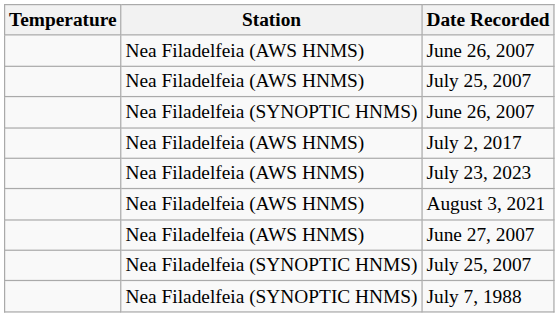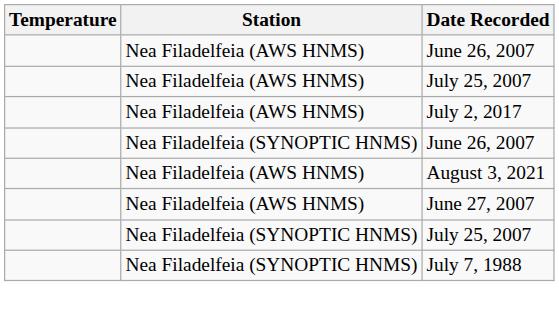rows swapped: (272, 111) <-> (245, 142)
- row: (245, 173)
